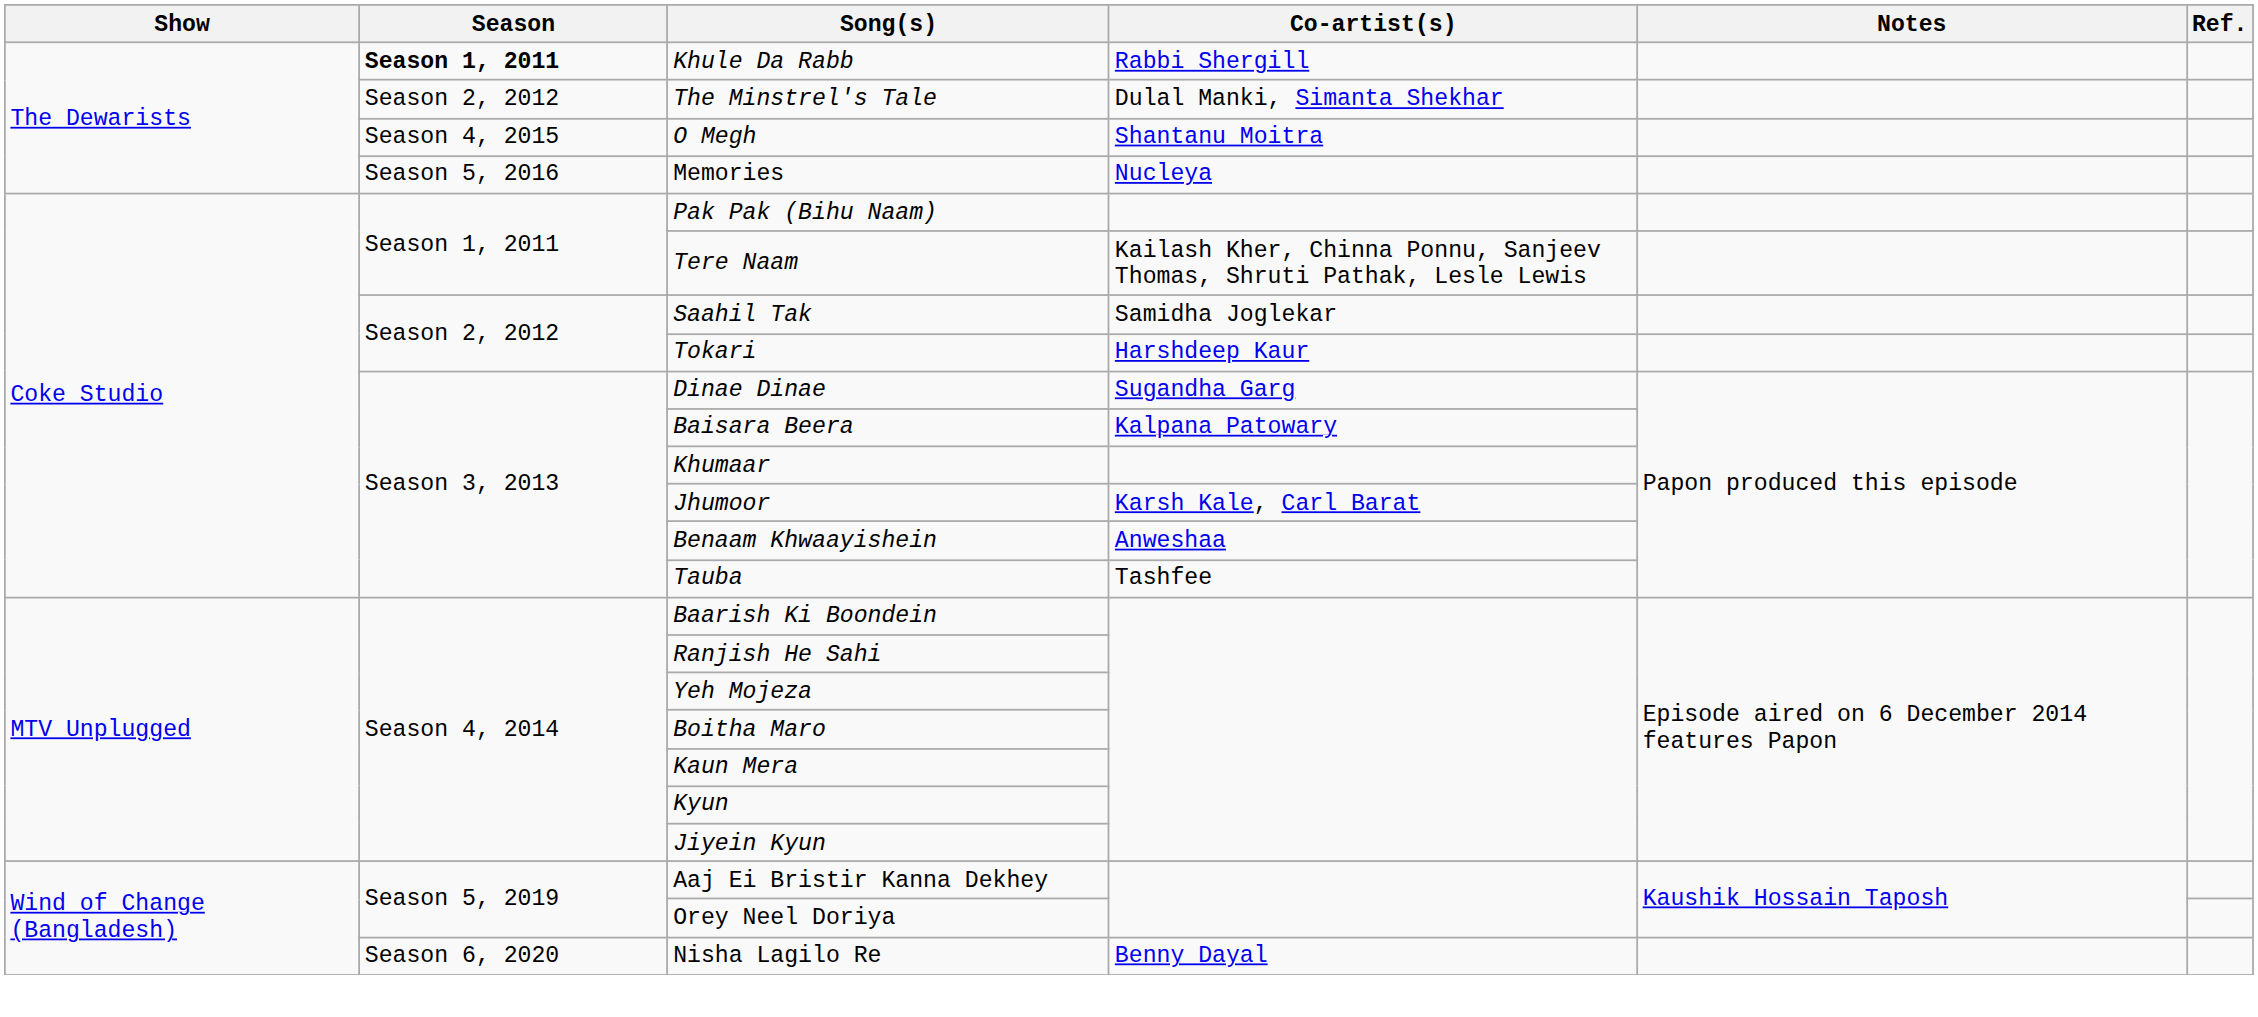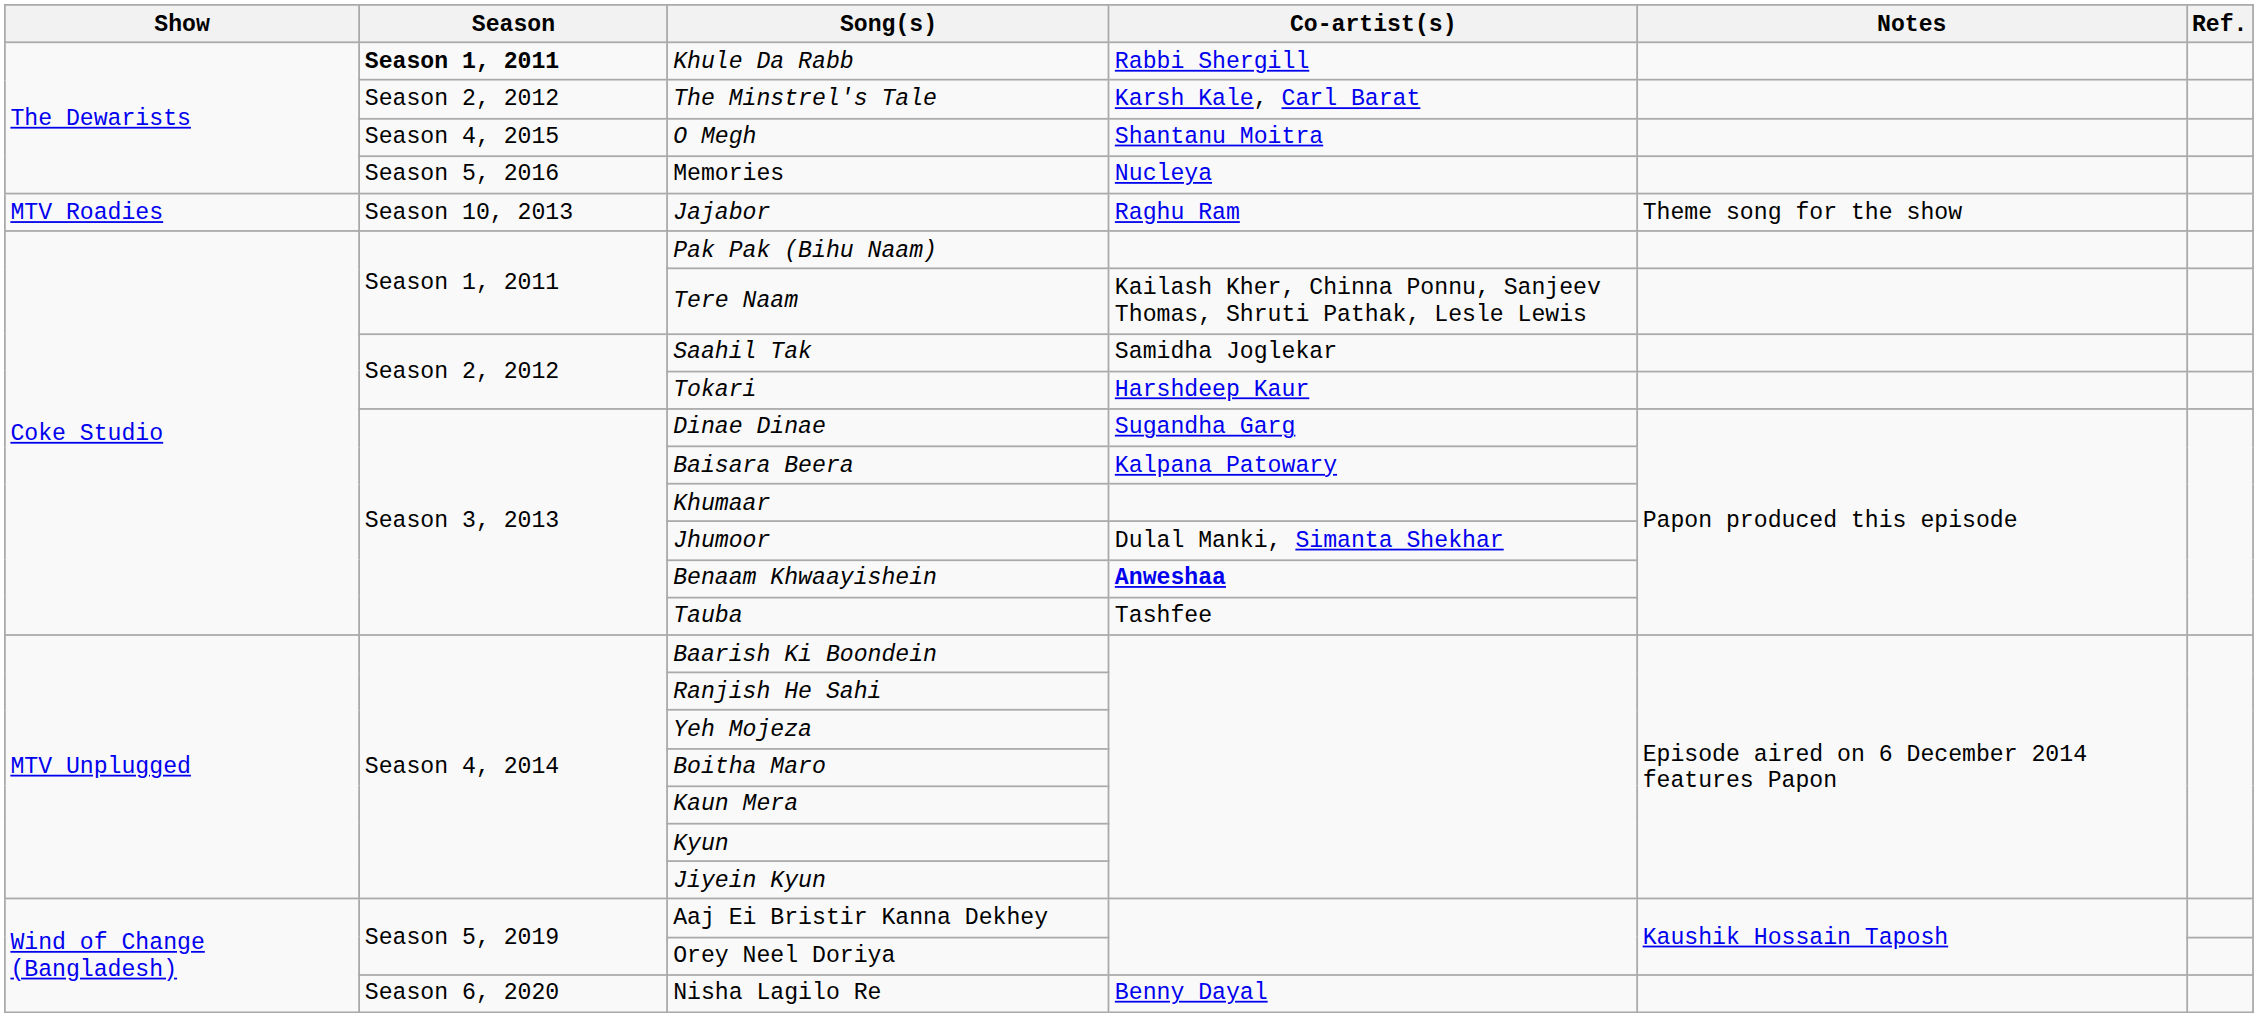(1309, 99) Dulal Manki, Simanta Shekhar -> (1268, 99) Karsh Kale, Carl Barat
+ row: (722, 212)
(1268, 503) Karsh Kale, Carl Barat -> (1309, 541) Dulal Manki, Simanta Shekhar
(1170, 541) normal -> (1170, 578) bold
